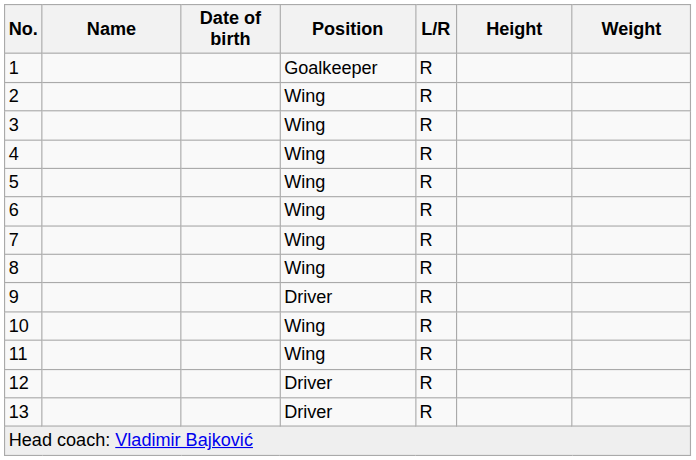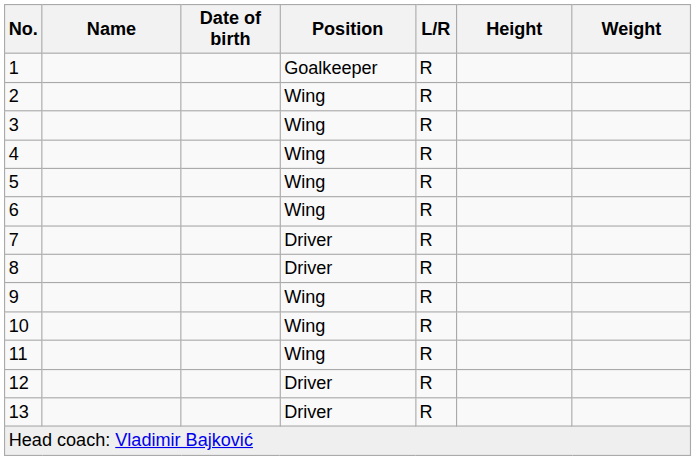(305, 239) Wing -> (308, 239) Driver
(305, 268) Wing -> (308, 268) Driver
(308, 297) Driver -> (305, 297) Wing
